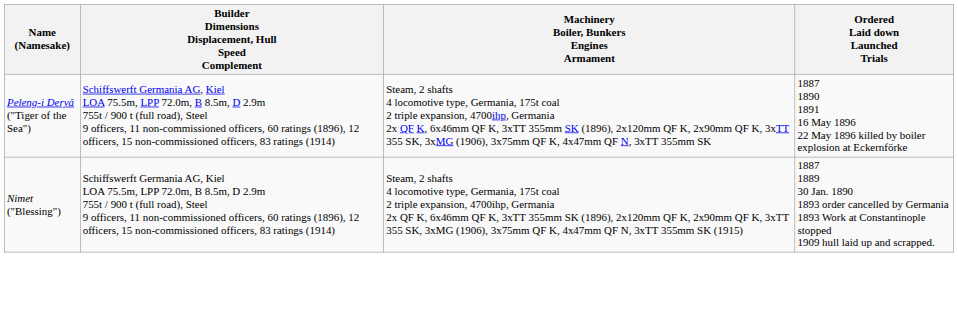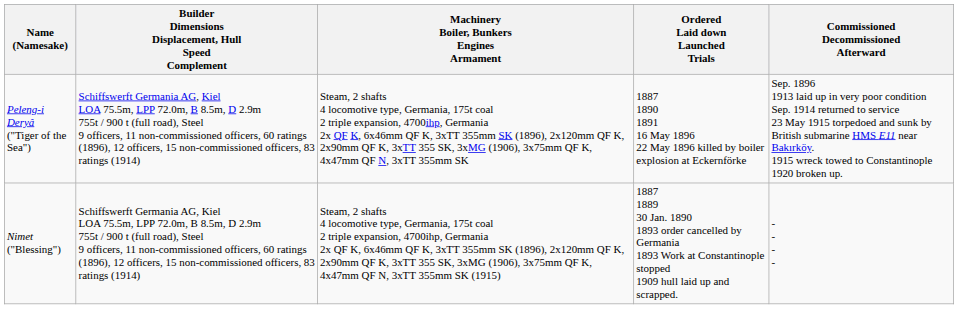+ column: (861, 39)
